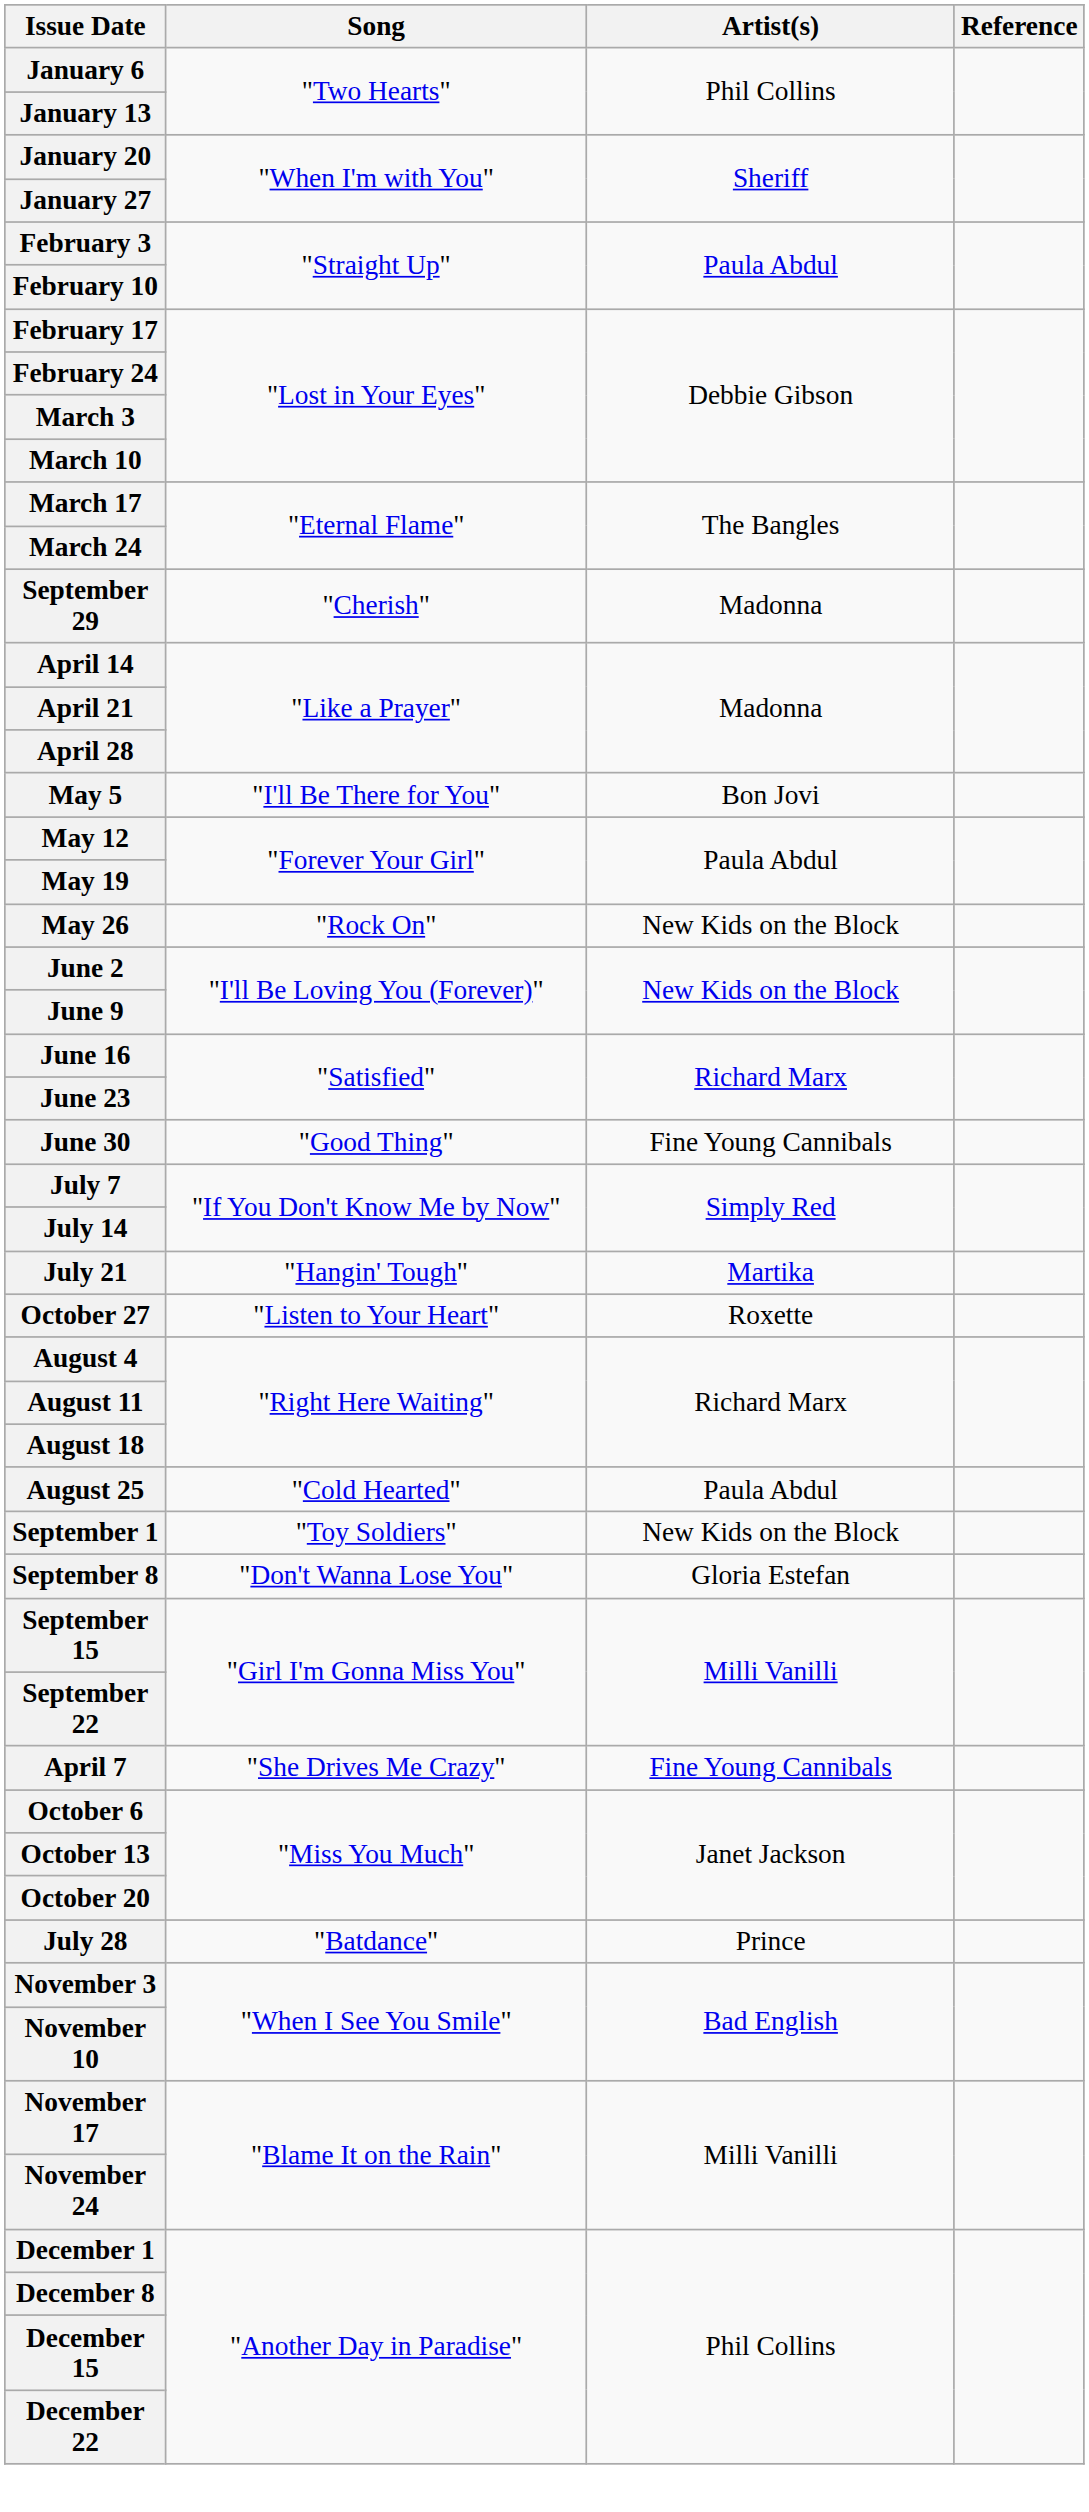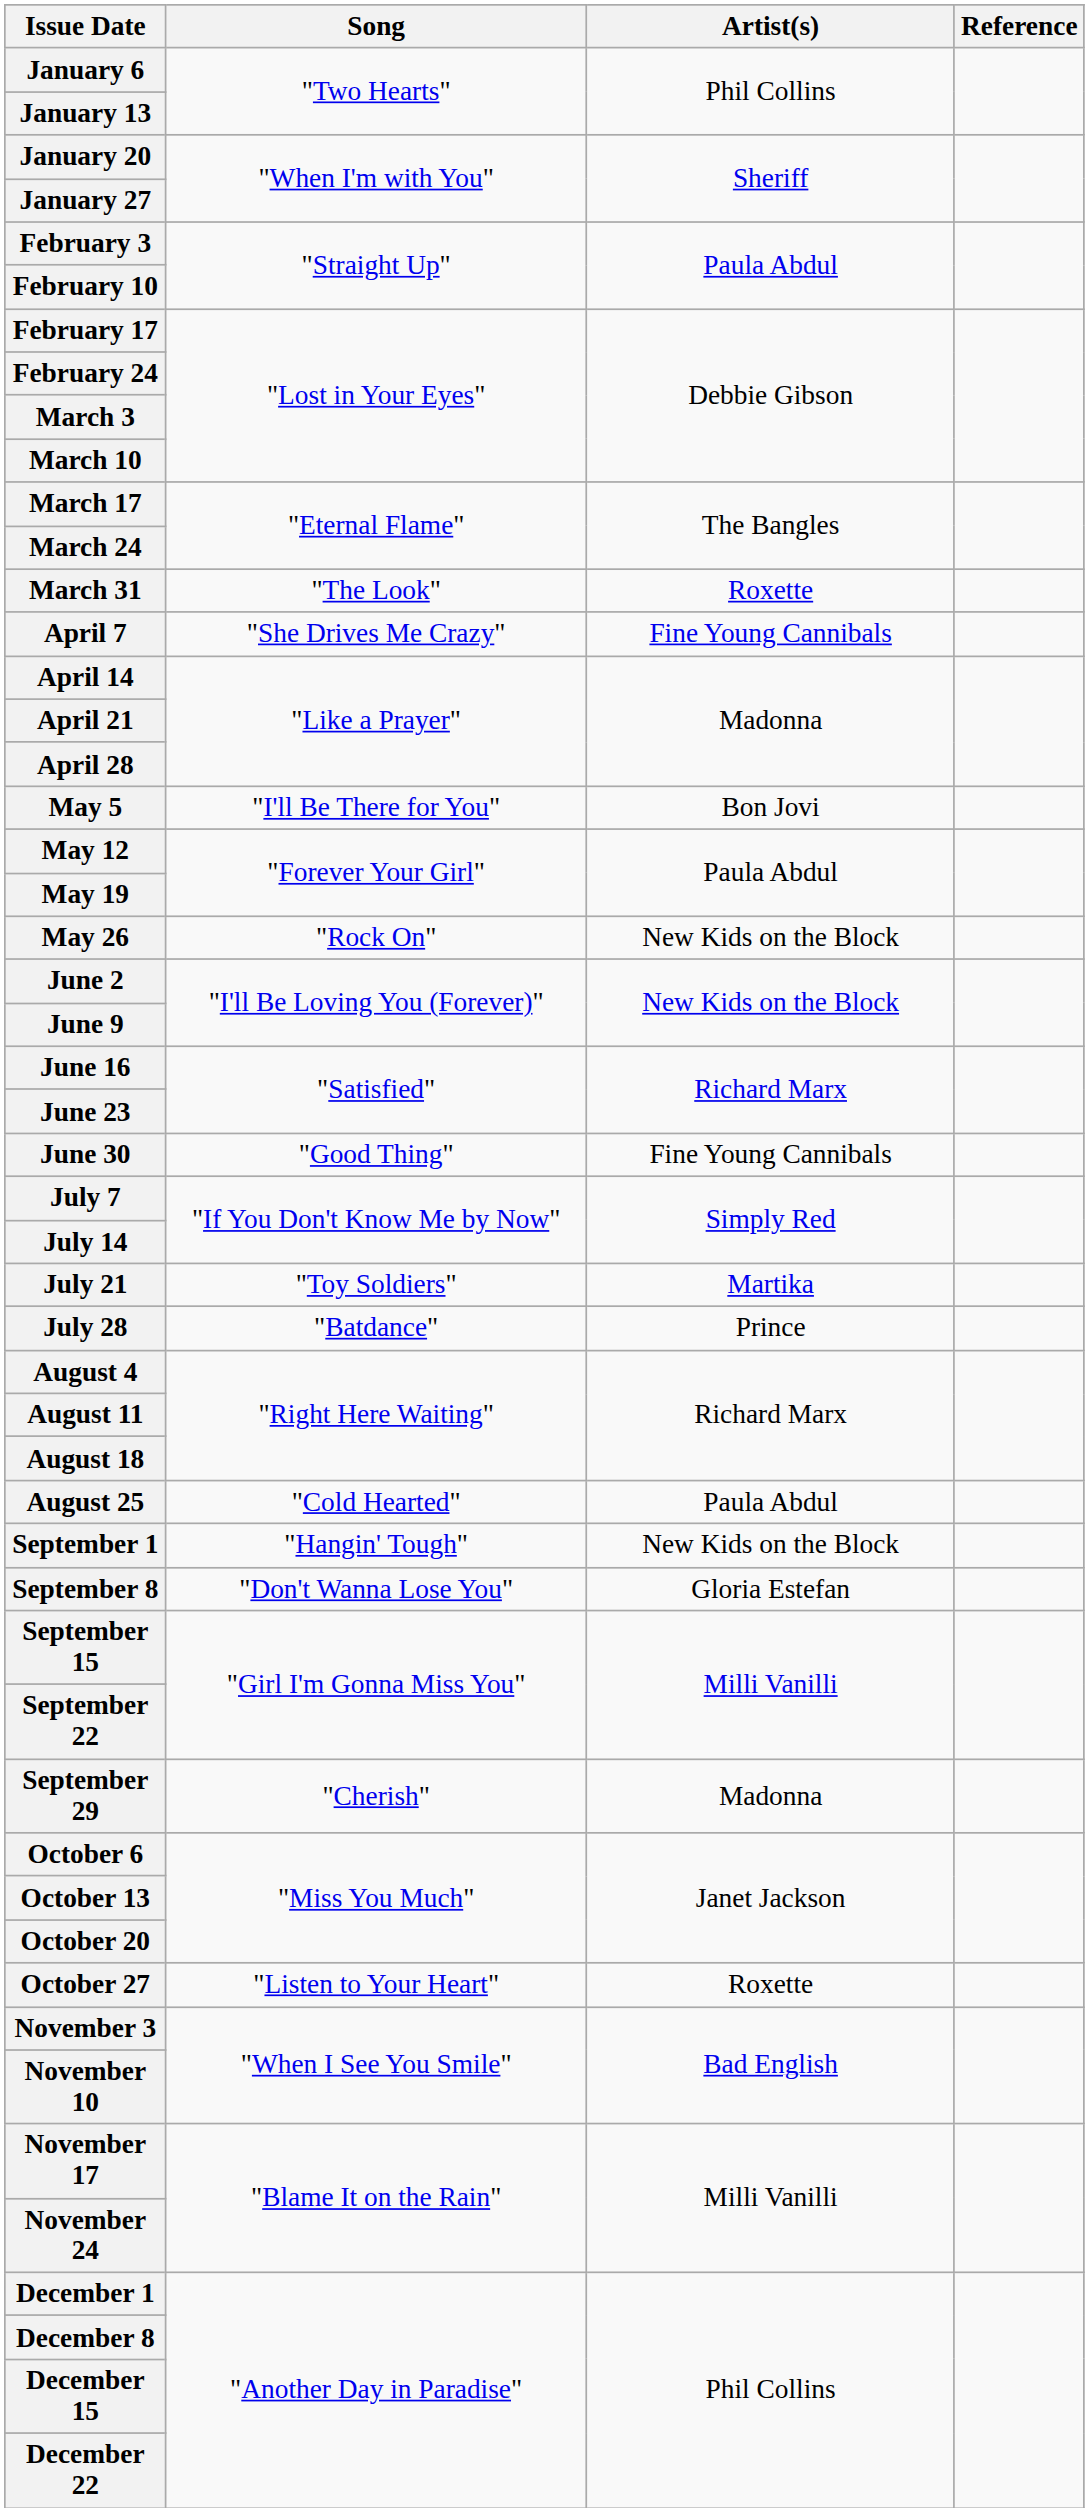+ row: (85, 590)
rows swapped: (85, 1767) <-> (85, 605)
(376, 1271) "Hangin' Tough" -> (376, 1284) "Toy Soldiers"
rows swapped: (85, 1940) <-> (85, 1315)
(376, 1532) "Toy Soldiers" -> (376, 1544) "Hangin' Tough"
